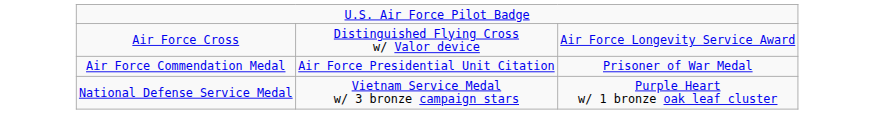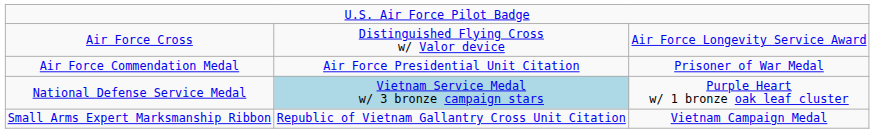(426, 92) no background -> (451, 92) lightblue background
+ row: (139, 119)
